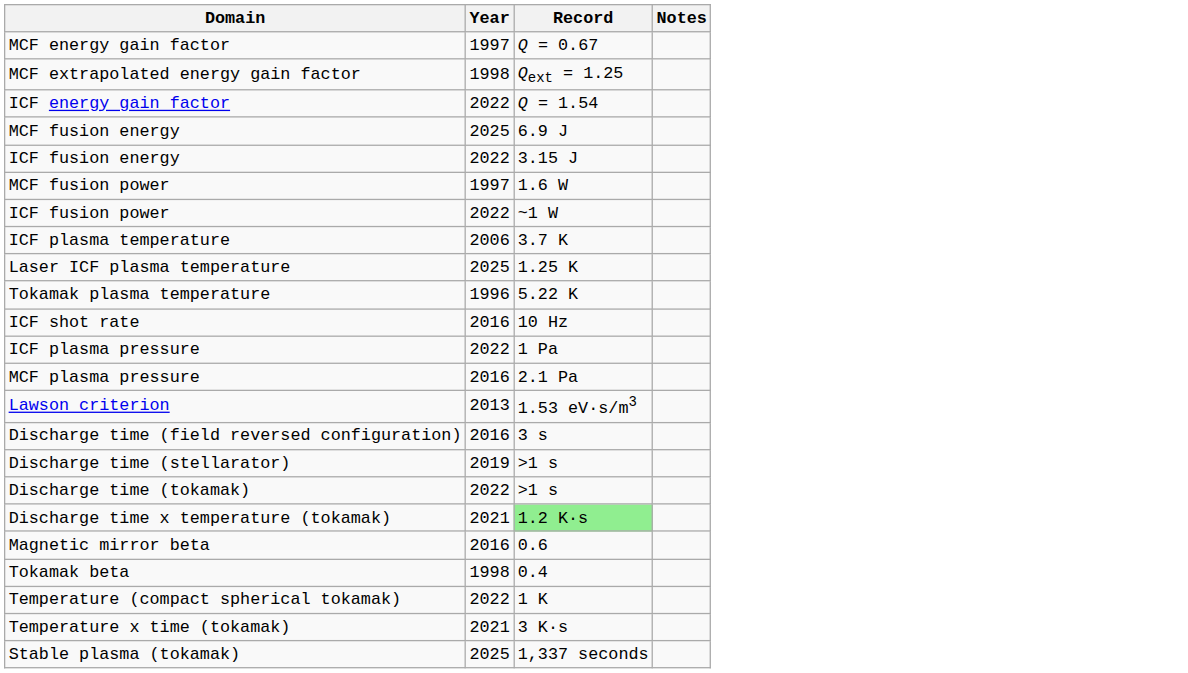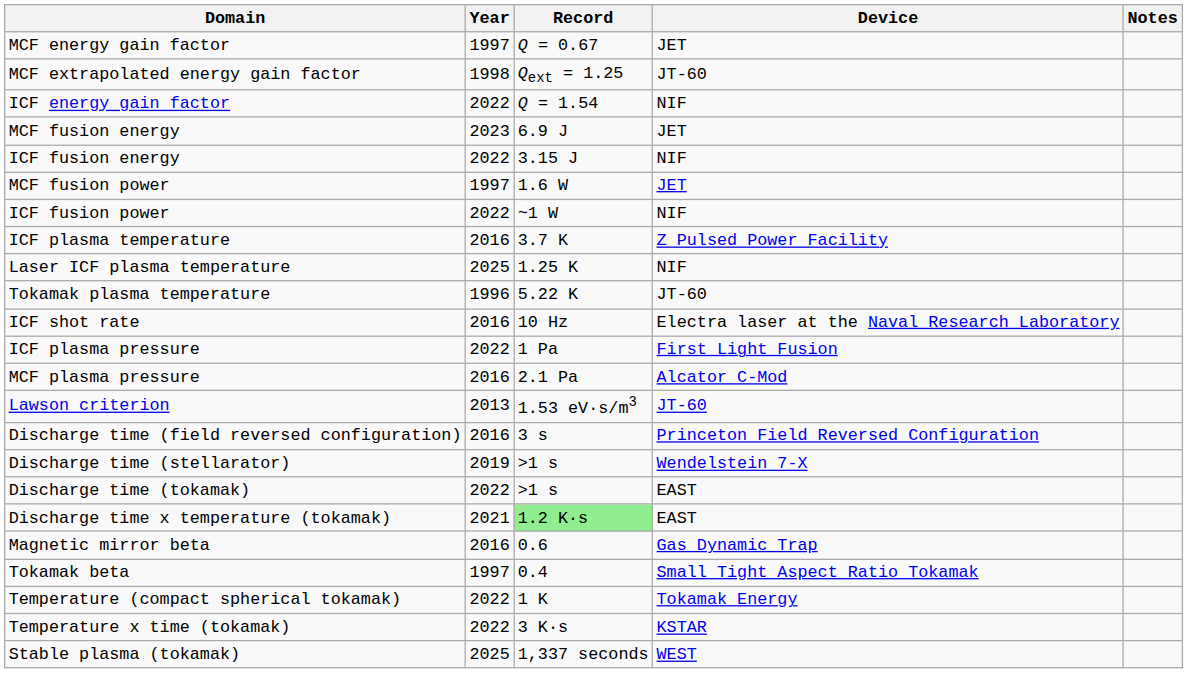+ column: (888, 18)
(490, 131) 2025 -> (490, 131) 2023
(490, 240) 2006 -> (490, 240) 2016
(490, 573) 1998 -> (490, 573) 1997
(490, 627) 2021 -> (490, 627) 2022
